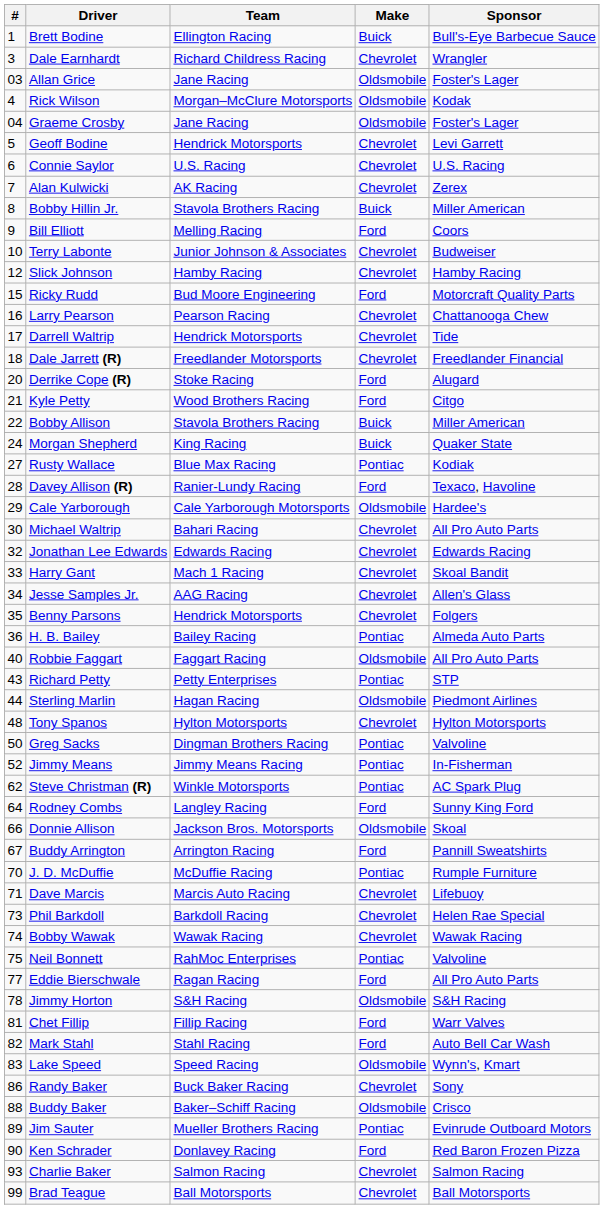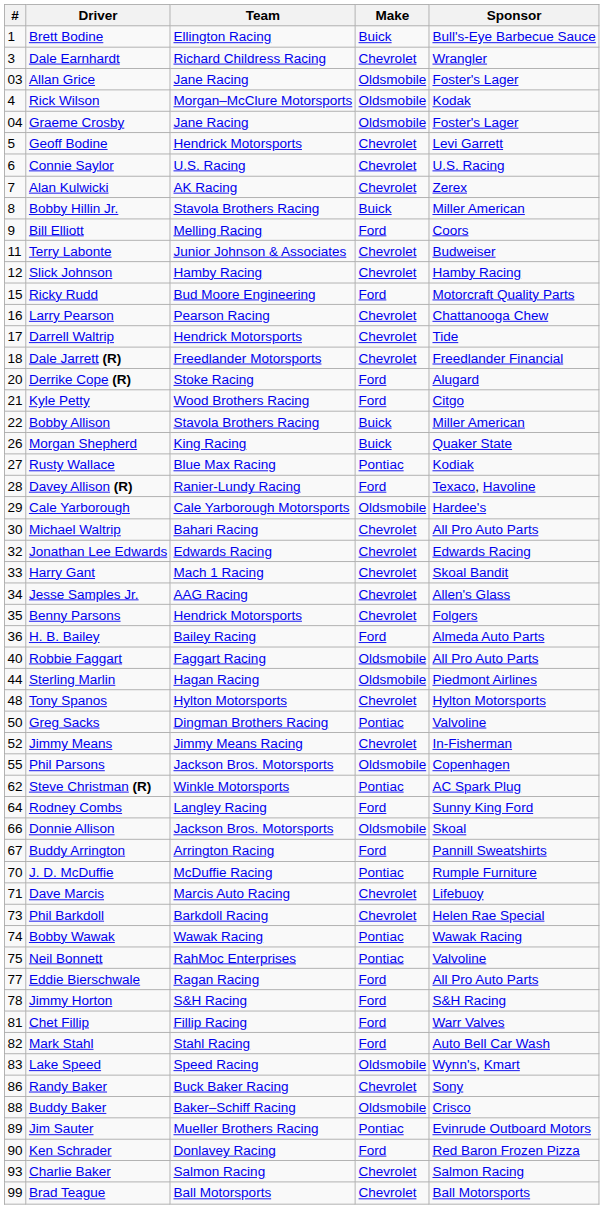(15, 251) 10 -> (15, 251) 11
(15, 444) 24 -> (15, 444) 26
(381, 636) Pontiac -> (372, 636) Ford
- row: (69, 679)
(381, 765) Pontiac -> (387, 743) Chevrolet
+ row: (67, 765)
(387, 936) Chevrolet -> (381, 936) Pontiac
(392, 1000) Oldsmobile -> (372, 1000) Ford
